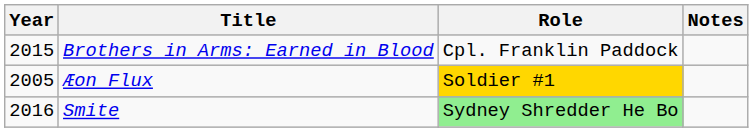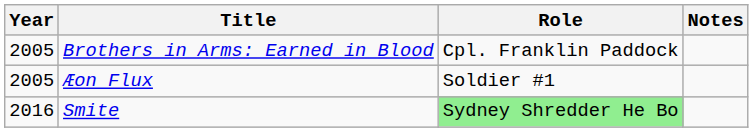(32, 50) 2015 -> (32, 50) 2005
(499, 81) gold background -> (499, 81) no background
